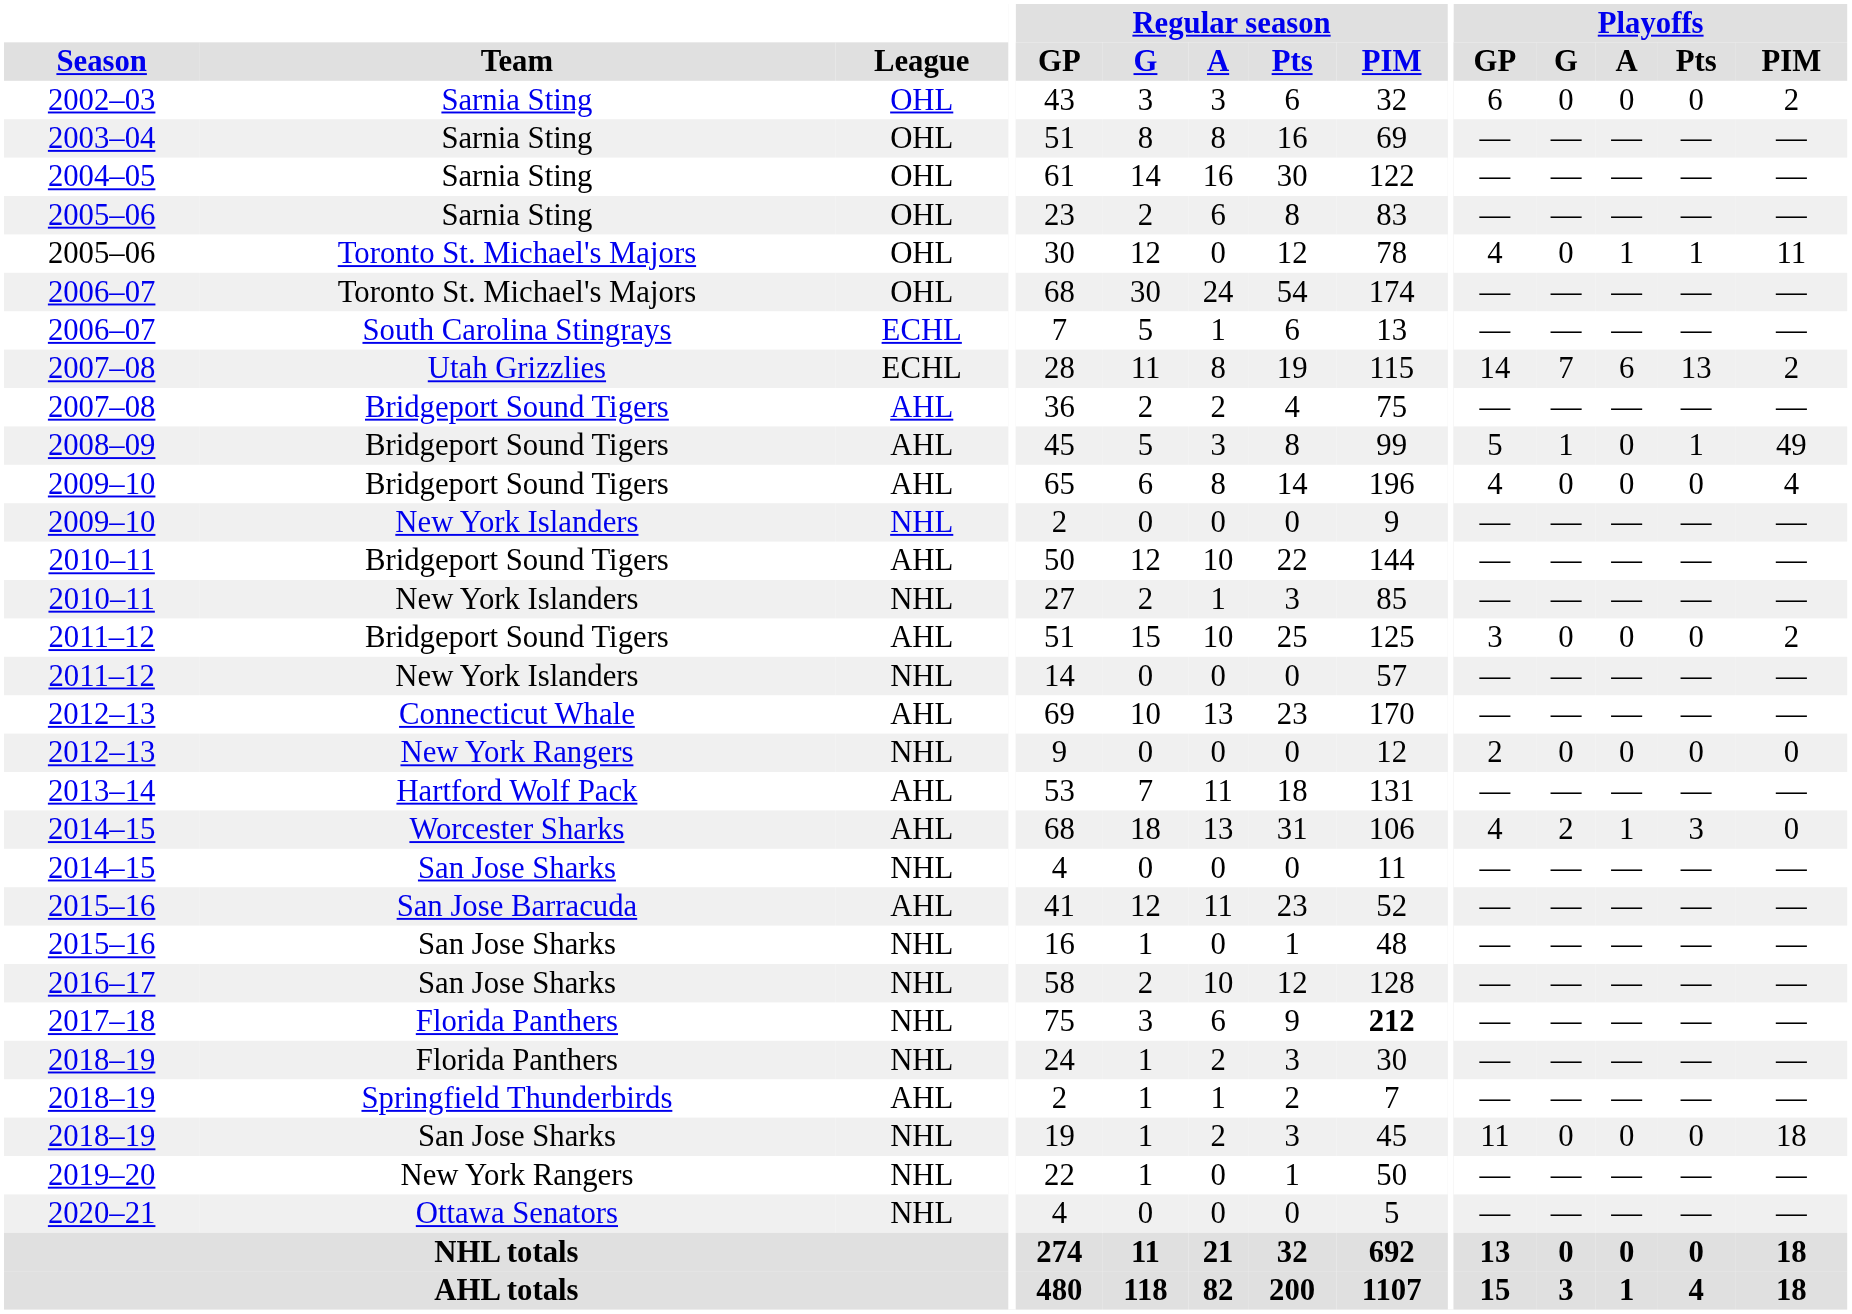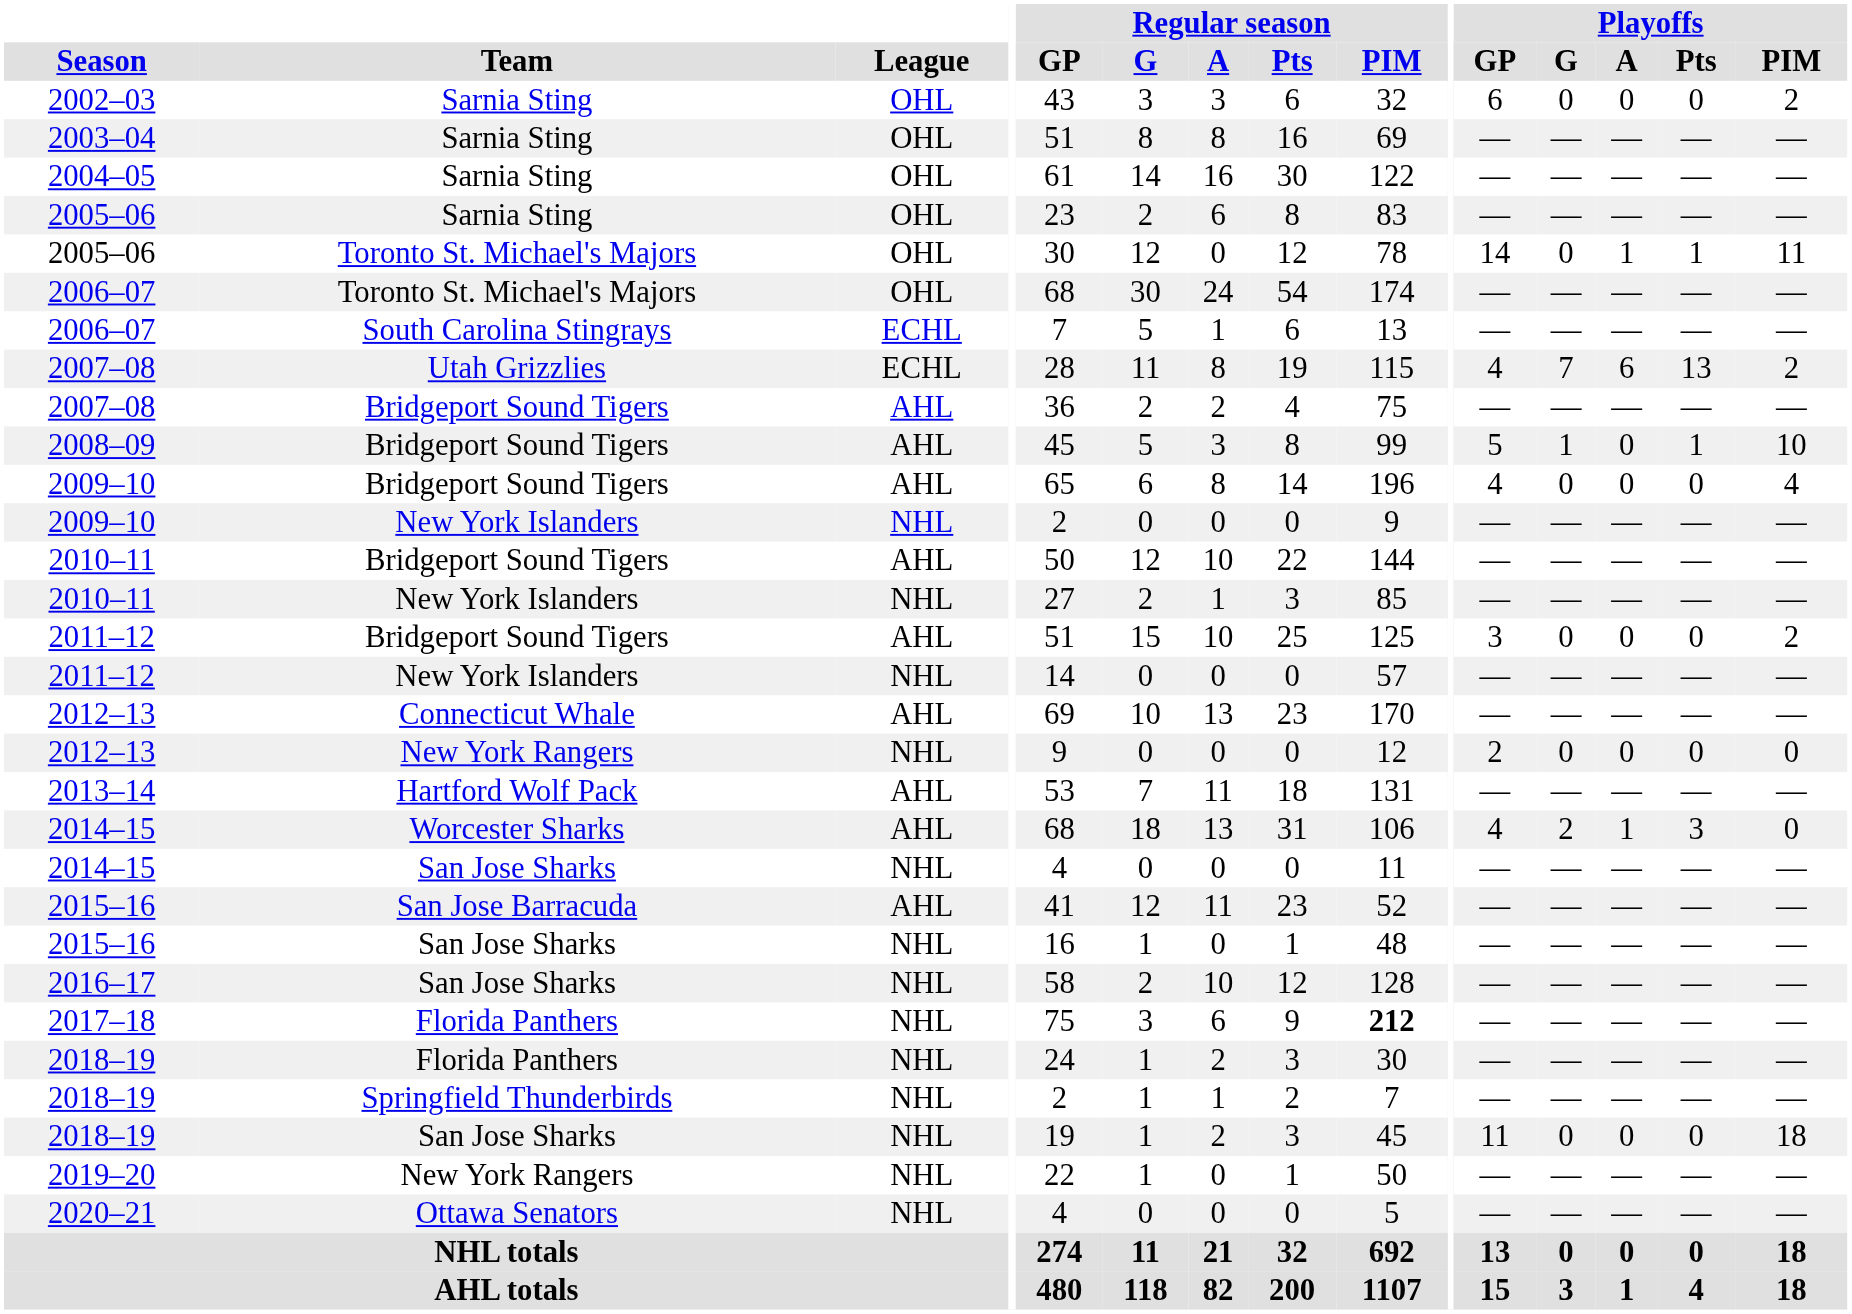(1495, 253) 4 -> (1495, 253) 14
(1495, 368) 14 -> (1495, 368) 4
(1791, 445) 49 -> (1791, 445) 10
(922, 1097) AHL -> (922, 1097) NHL
